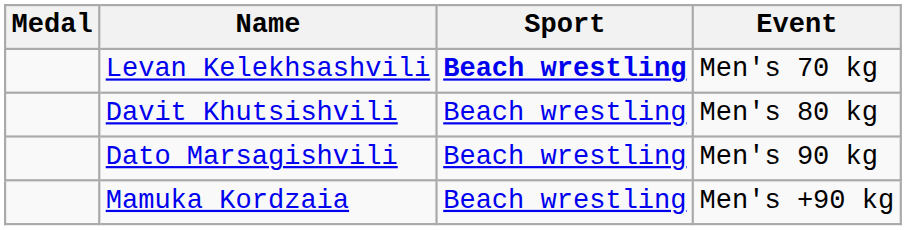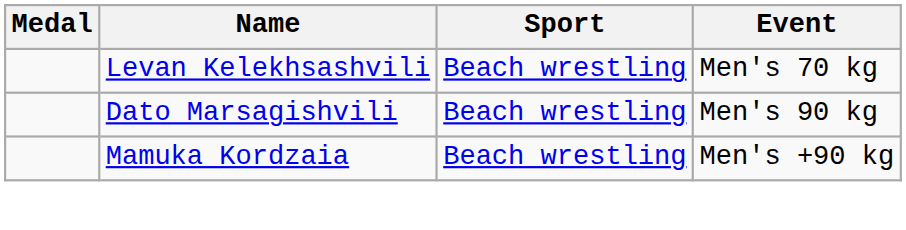(565, 71) bold -> (565, 71) normal
- row: (252, 115)
